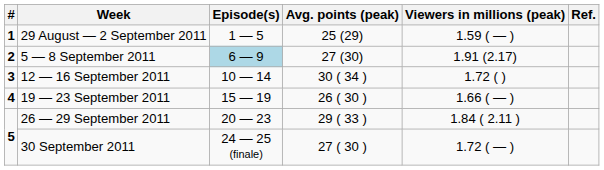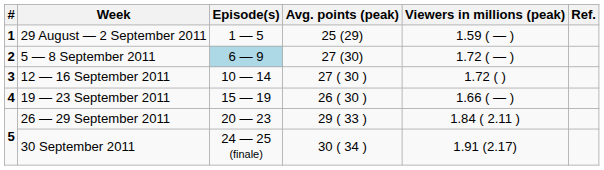(485, 56) 1.91 (2.17) -> (485, 56) 1.72 ( — )
(342, 77) 30 ( 34 ) -> (342, 77) 27 ( 30 )
(342, 147) 27 ( 30 ) -> (342, 147) 30 ( 34 )
(485, 147) 1.72 ( — ) -> (485, 147) 1.91 (2.17)
